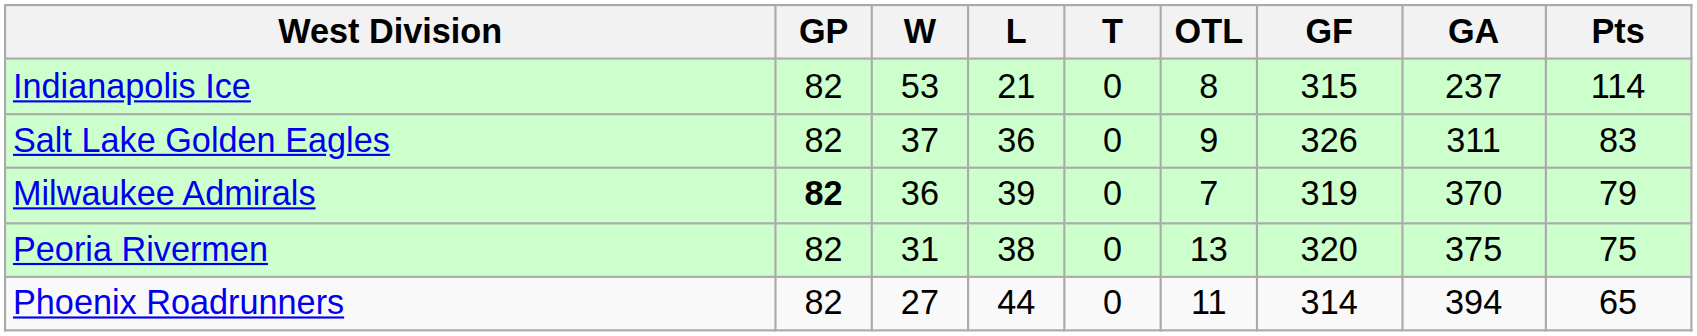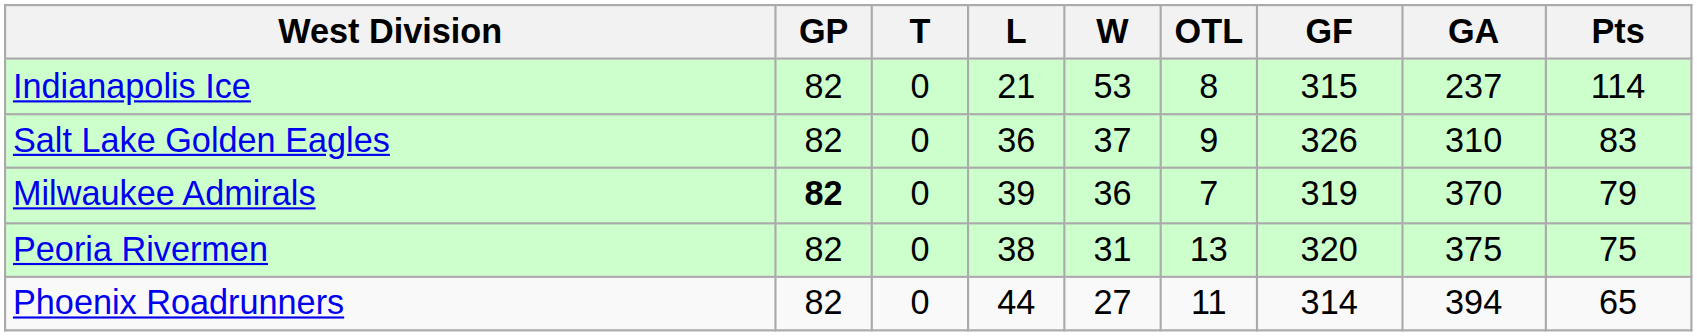columns swapped: (920, 31) <-> (1113, 31)
(1474, 140) 311 -> (1474, 140) 310
